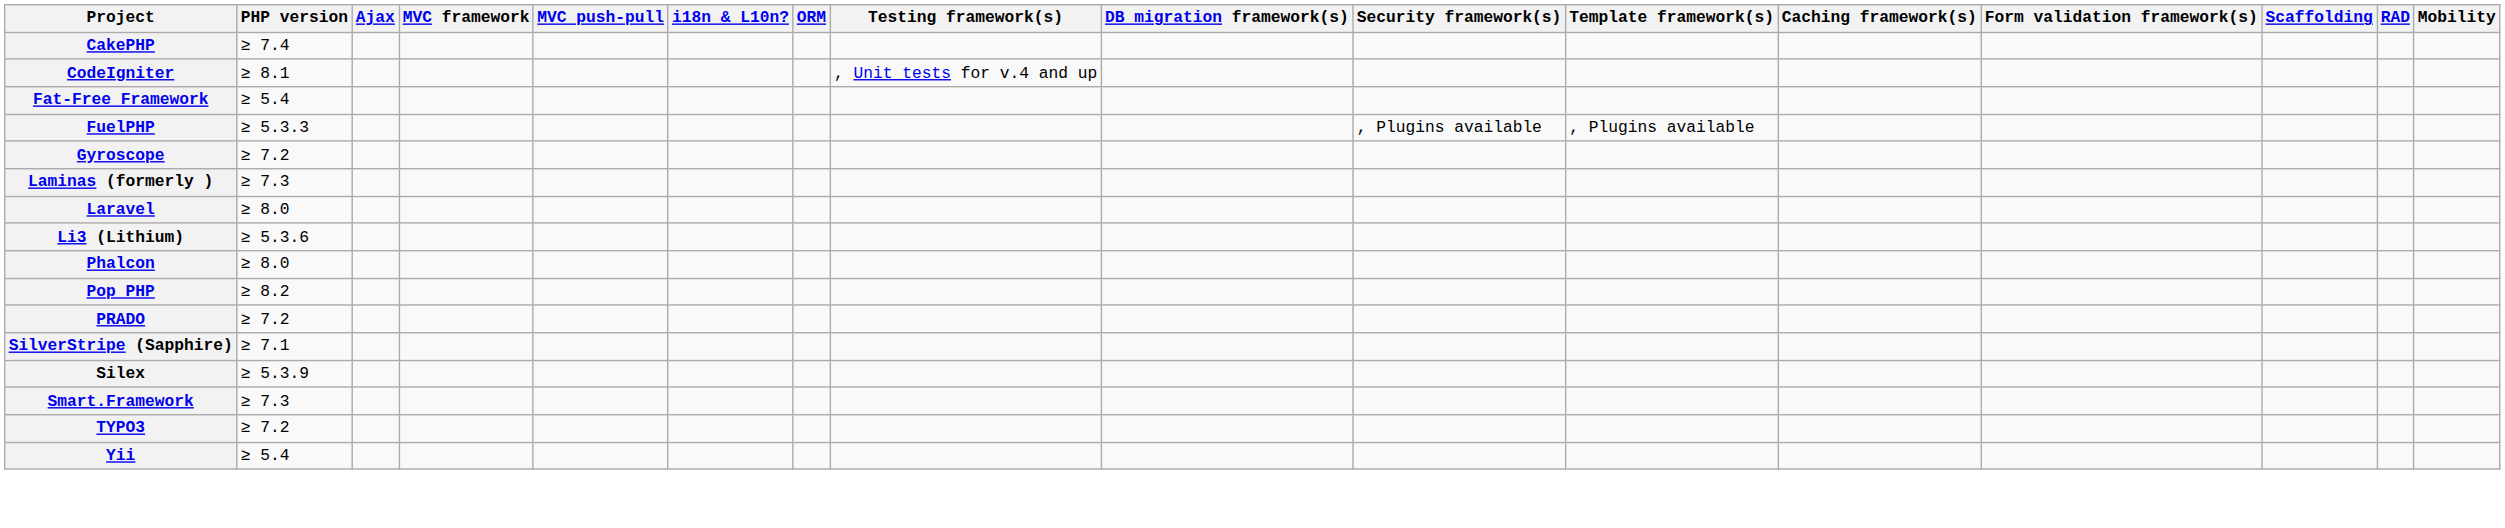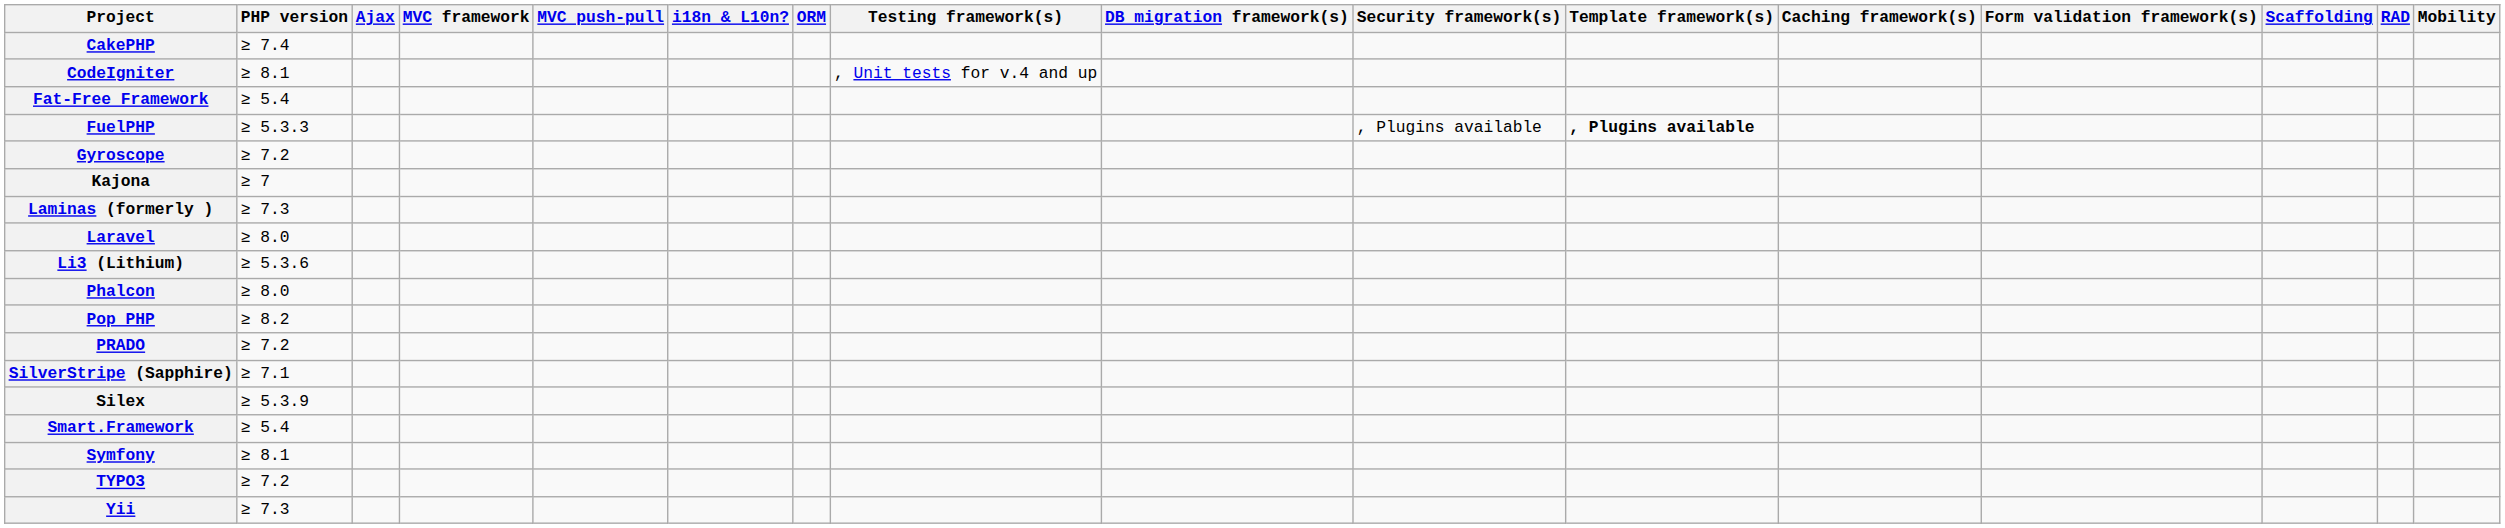(1662, 127) normal -> (1662, 127) bold
+ row: (121, 182)
(265, 401) ≥ 7.3 -> (265, 428) ≥ 5.4
+ row: (121, 455)
(265, 455) ≥ 5.4 -> (265, 510) ≥ 7.3
